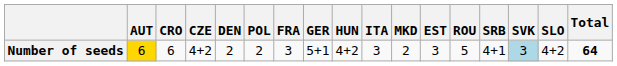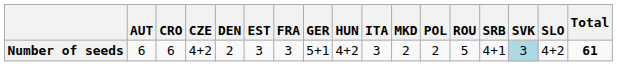columns swapped: (435, 30) <-> (259, 30)
(142, 51) gold background -> (142, 51) no background
(590, 51) 64 -> (590, 51) 61
